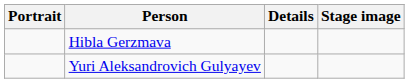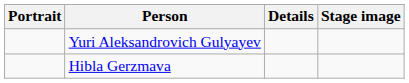rows swapped: (120, 41) <-> (165, 66)
